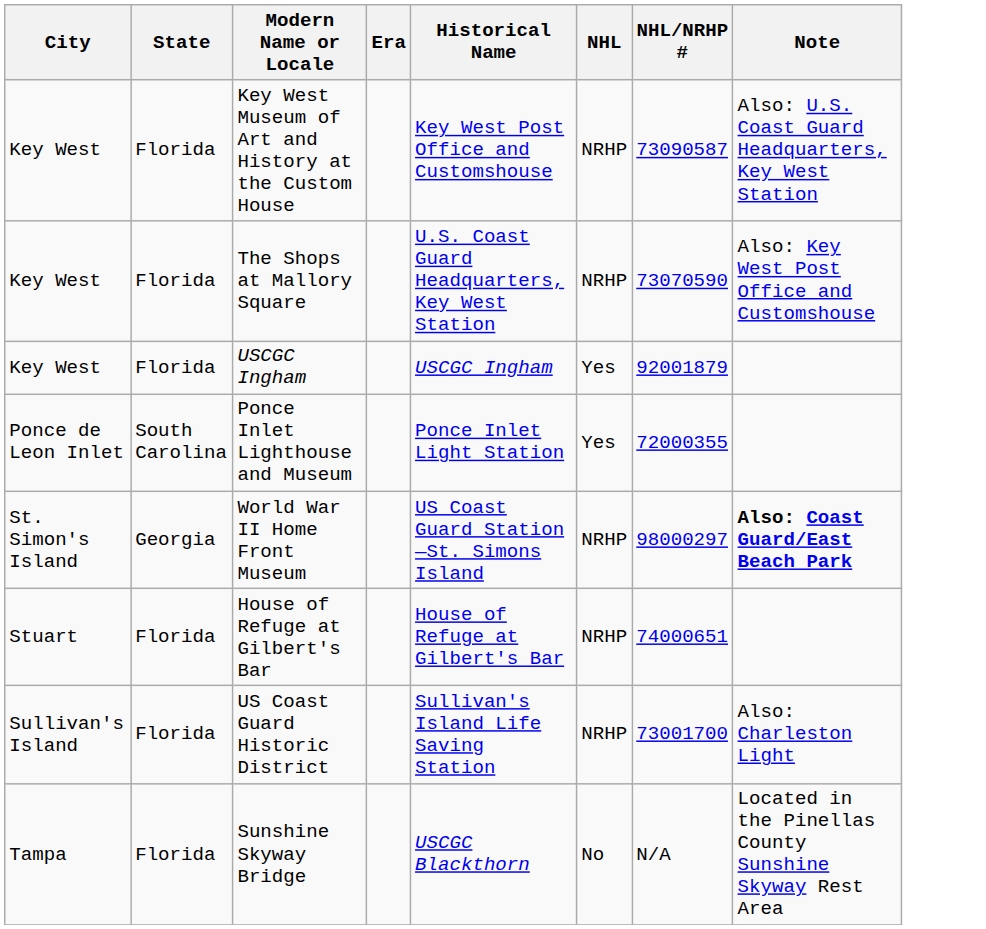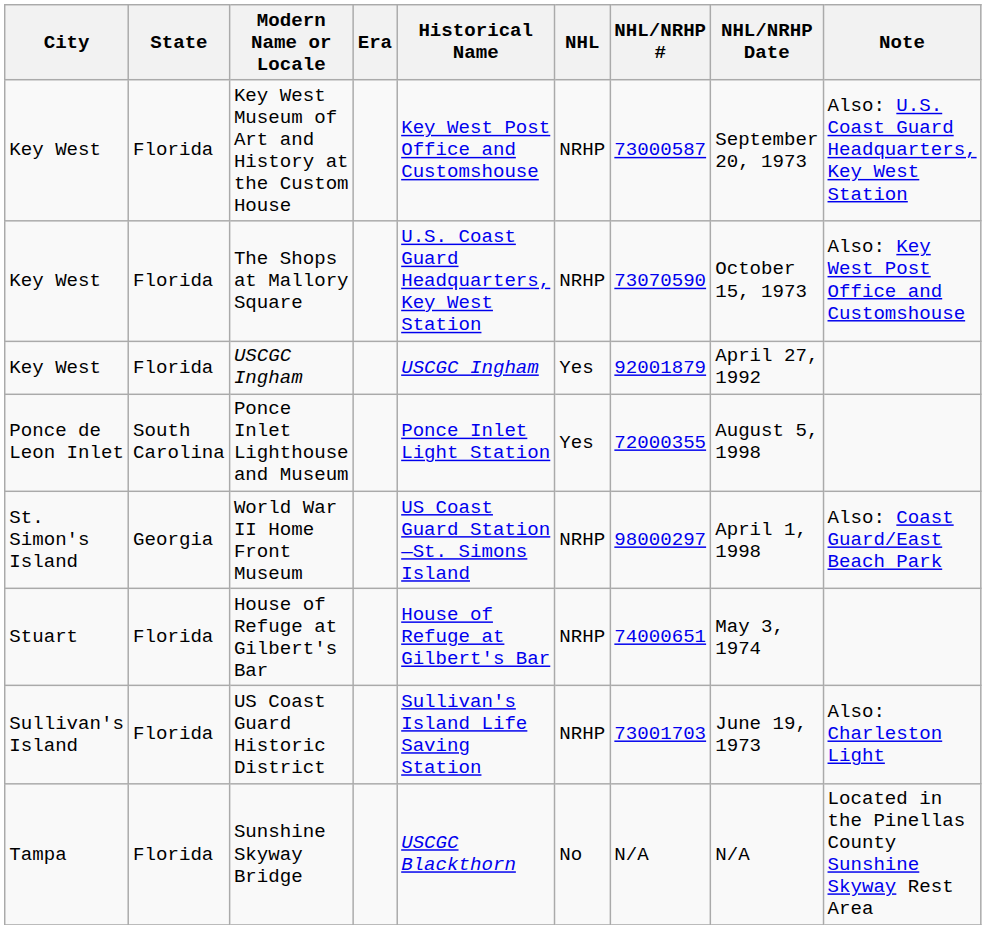+ column: (767, 42)
(682, 151) 73090587 -> (660, 151) 73000587
(801, 540) bold -> (891, 540) normal
(682, 734) 73001700 -> (660, 734) 73001703
